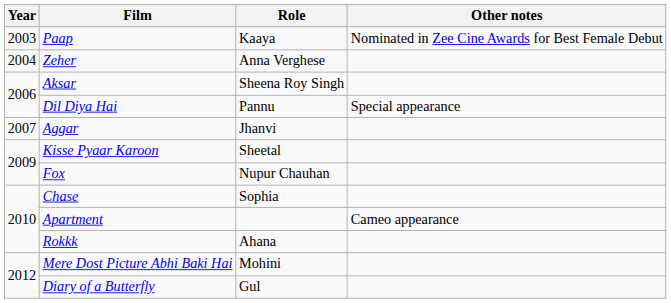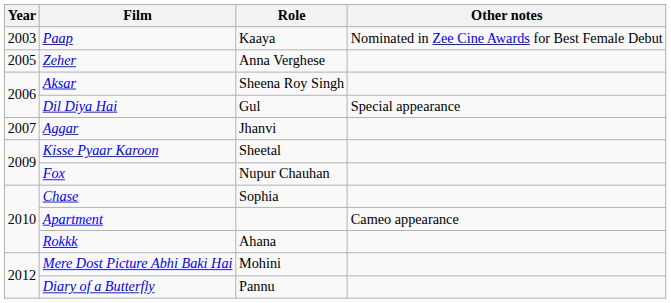(22, 60) 2004 -> (22, 60) 2005
(257, 106) Pannu -> (250, 106) Gul
(250, 286) Gul -> (257, 286) Pannu
